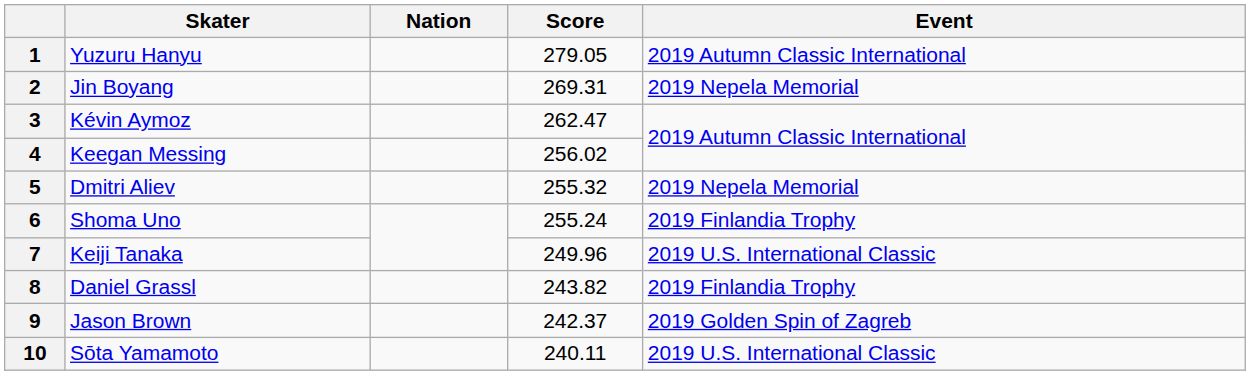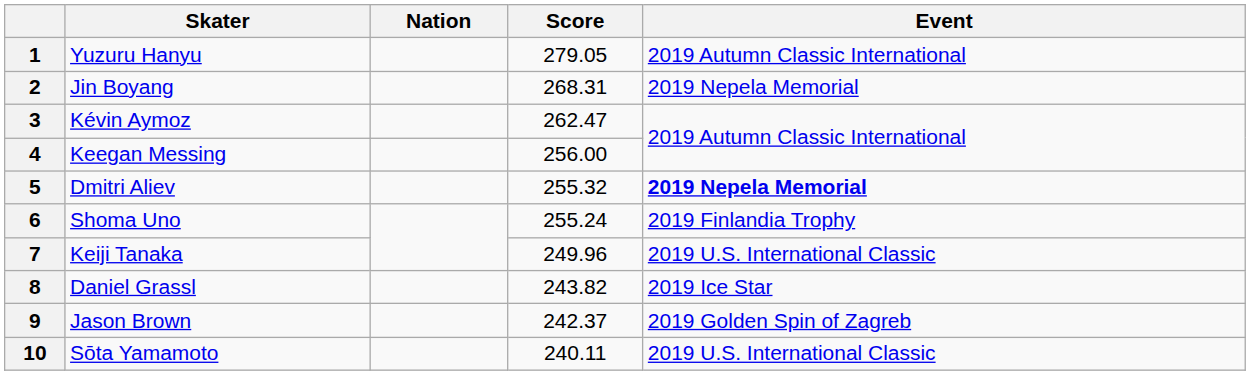(575, 87) 269.31 -> (575, 87) 268.31
(575, 154) 256.02 -> (575, 154) 256.00
(753, 187) normal -> (757, 187) bold
(752, 287) 2019 Finlandia Trophy -> (710, 287) 2019 Ice Star
